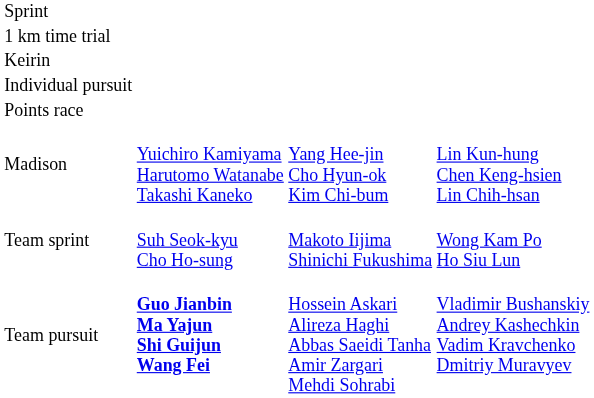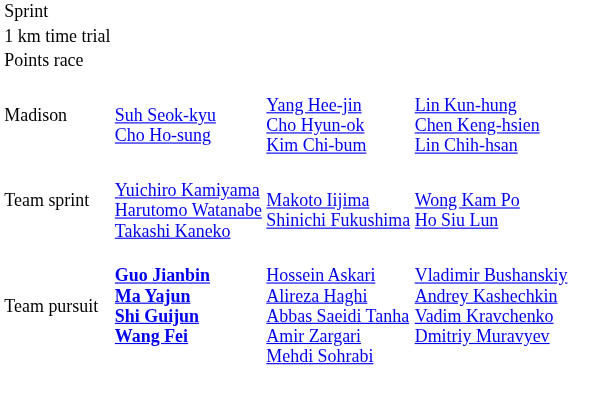- row: (27, 60)
- row: (68, 85)
(210, 174) Yuichiro Kamiyama Harutomo Watanabe Takashi Kaneko -> (165, 125) Suh Seok-kyu Cho Ho-sung
(187, 249) Suh Seok-kyu Cho Ho-sung -> (188, 210) Yuichiro Kamiyama Harutomo Watanabe Takashi Kaneko
